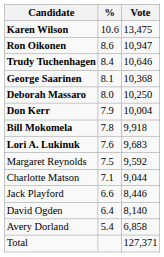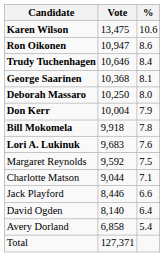columns swapped: (141, 12) <-> (110, 12)
